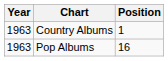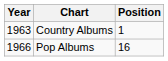(19, 47) 1963 -> (19, 47) 1966
